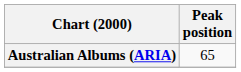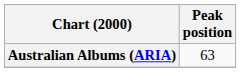(207, 55) 65 -> (207, 55) 63
